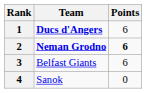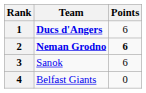(66, 63) Belfast Giants -> (49, 63) Sanok
(49, 79) Sanok -> (66, 79) Belfast Giants
